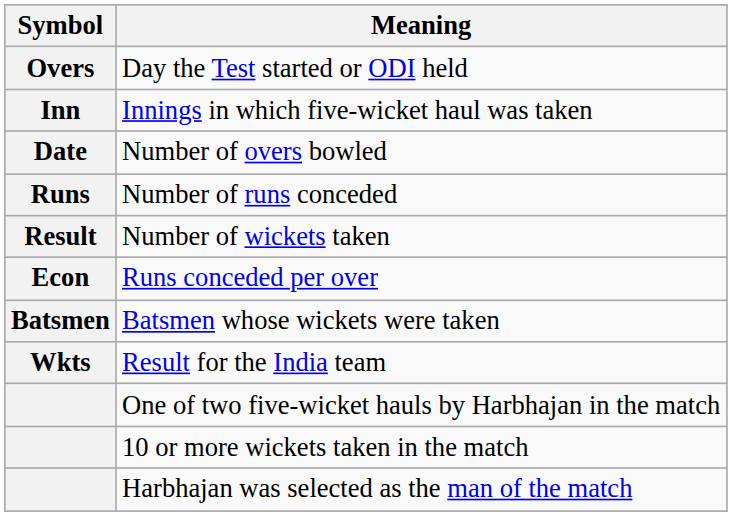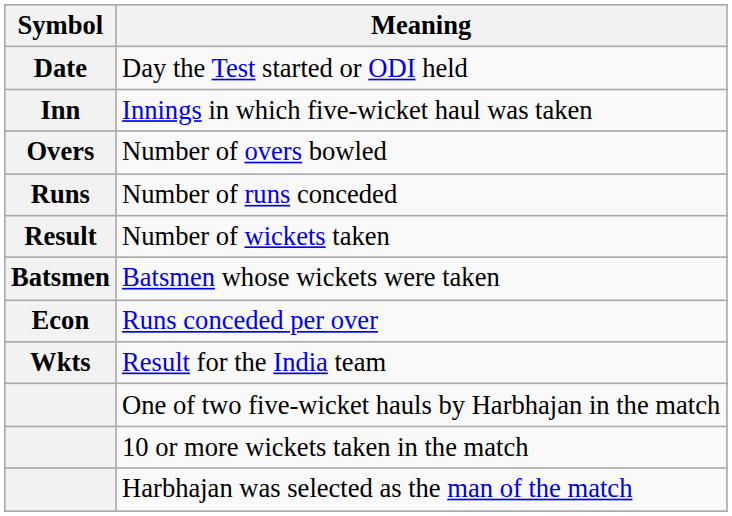(60, 67) Overs -> (60, 67) Date
(60, 151) Date -> (60, 151) Overs
rows swapped: (250, 278) <-> (311, 320)
